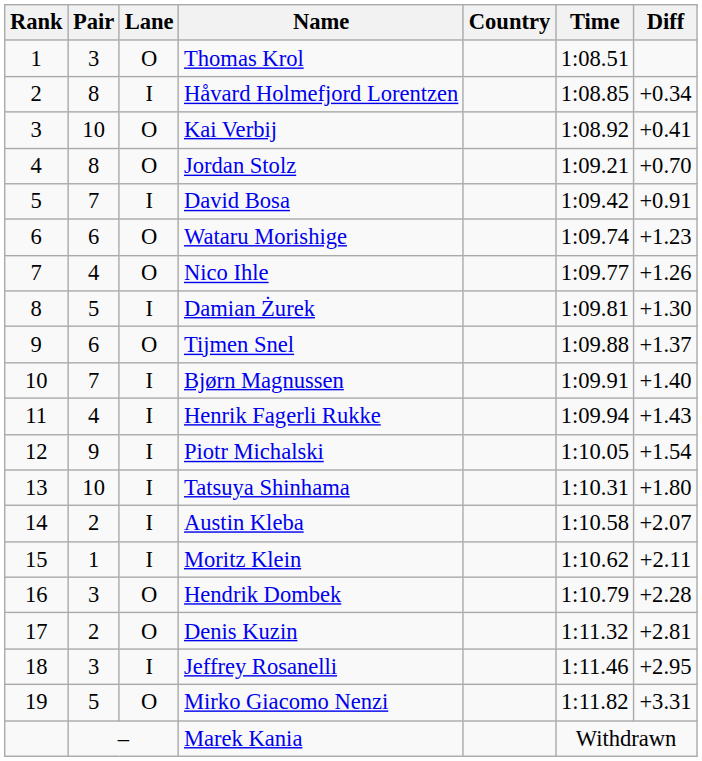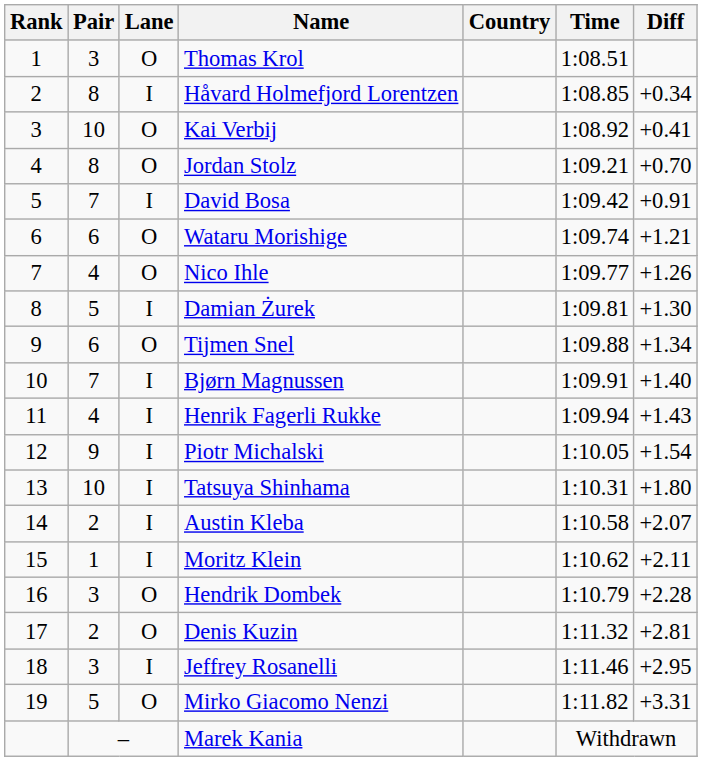(665, 237) +1.23 -> (665, 237) +1.21
(665, 344) +1.37 -> (665, 344) +1.34
